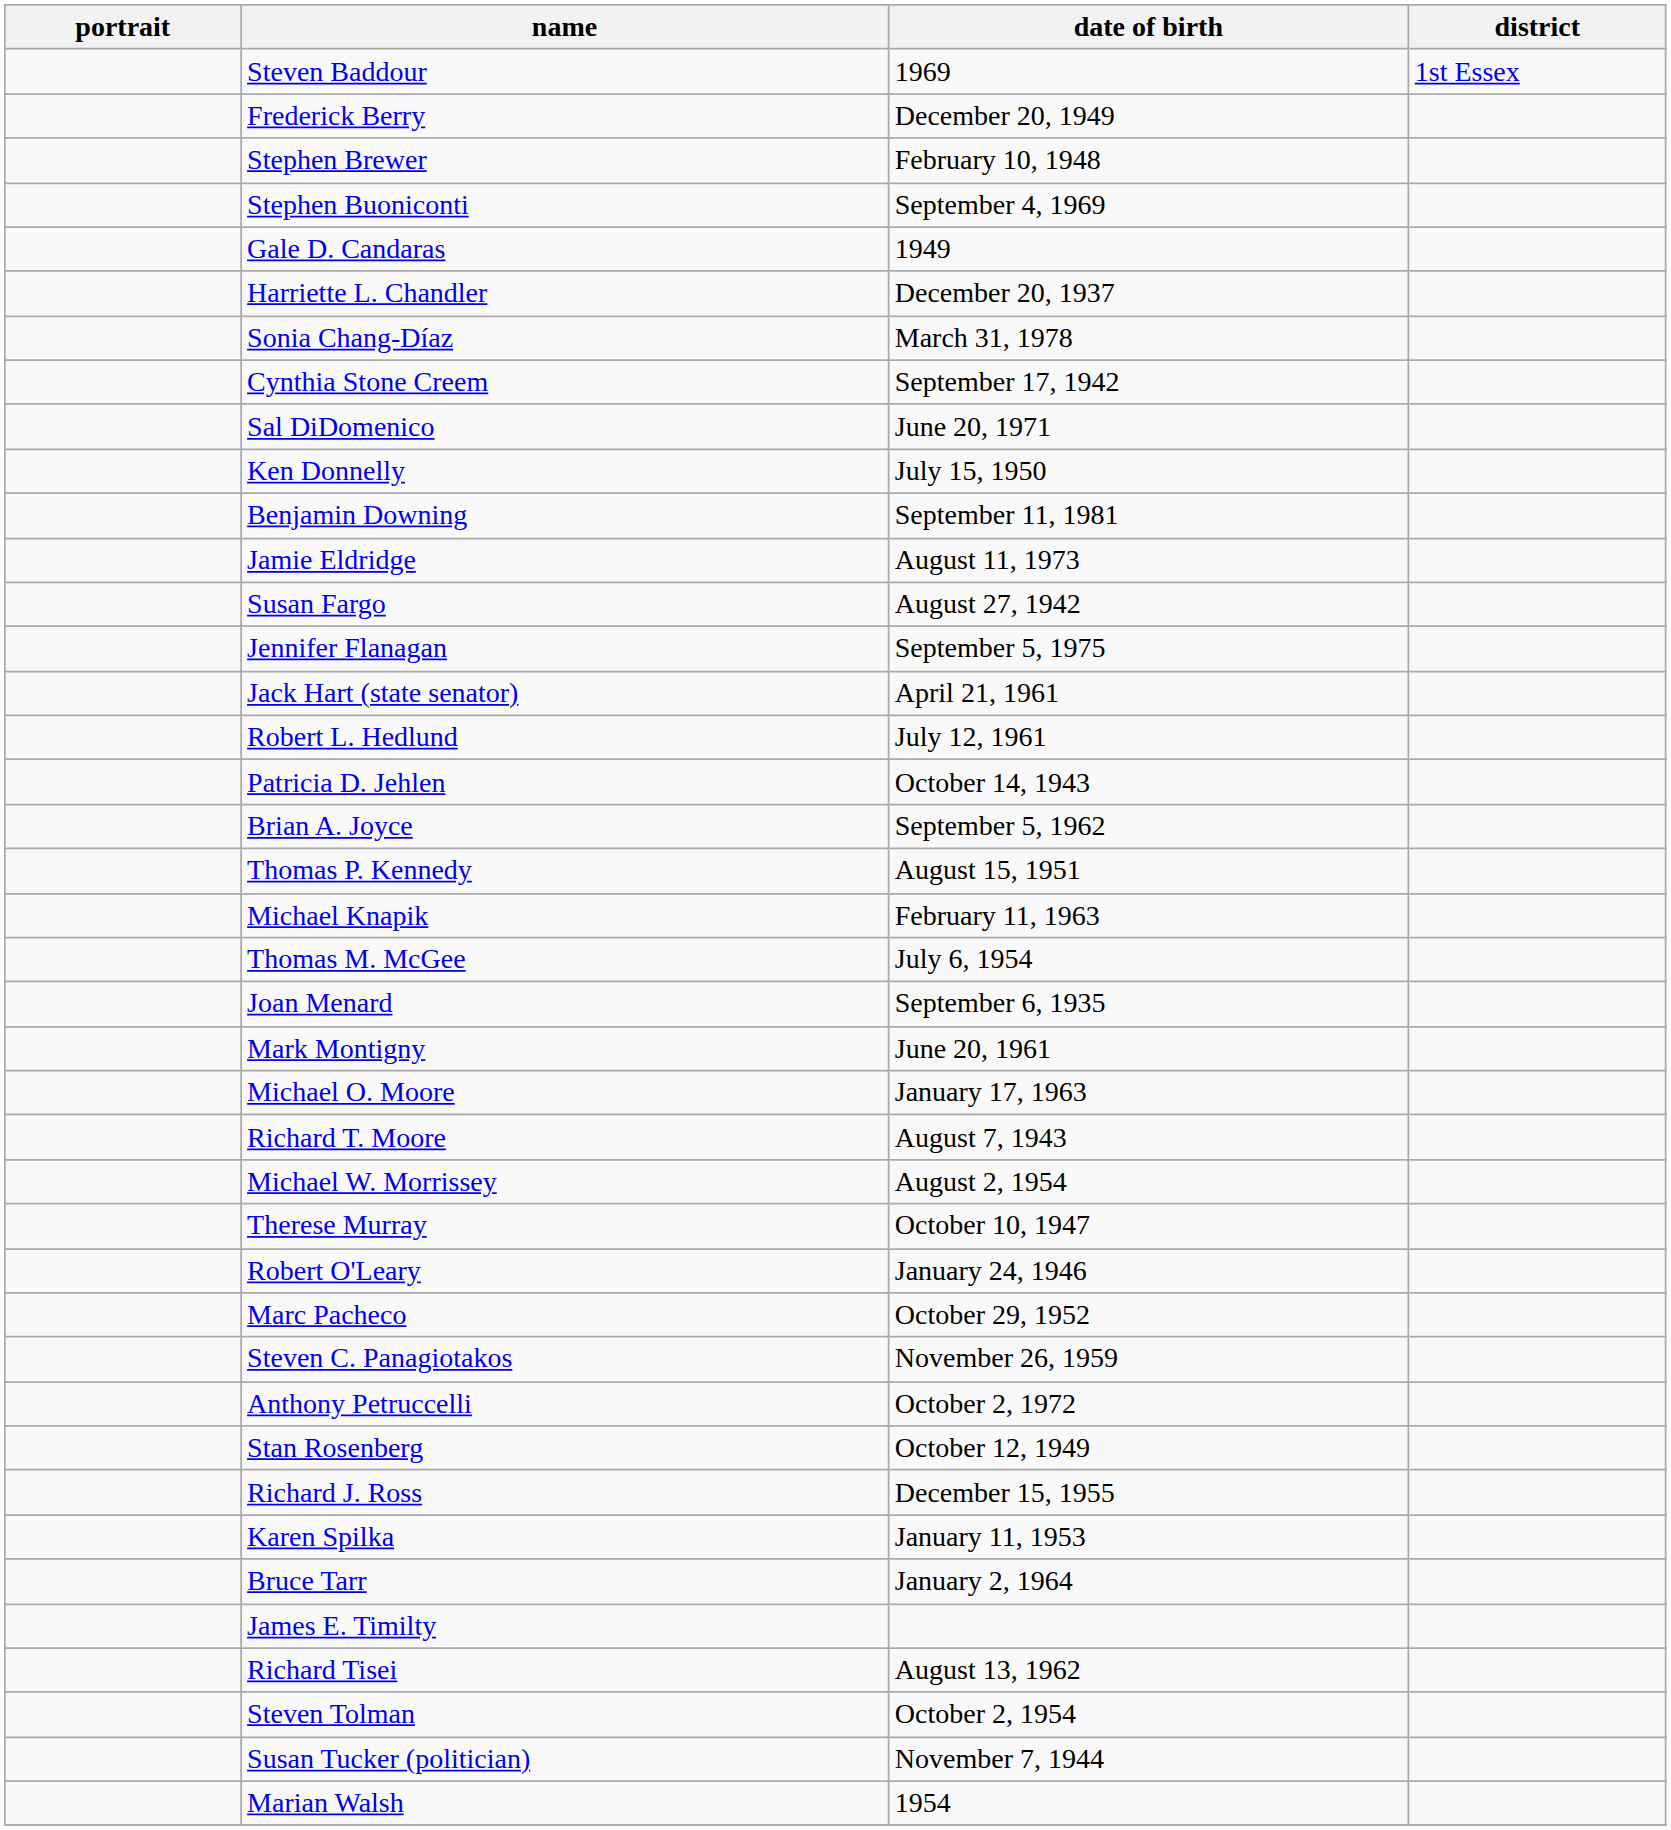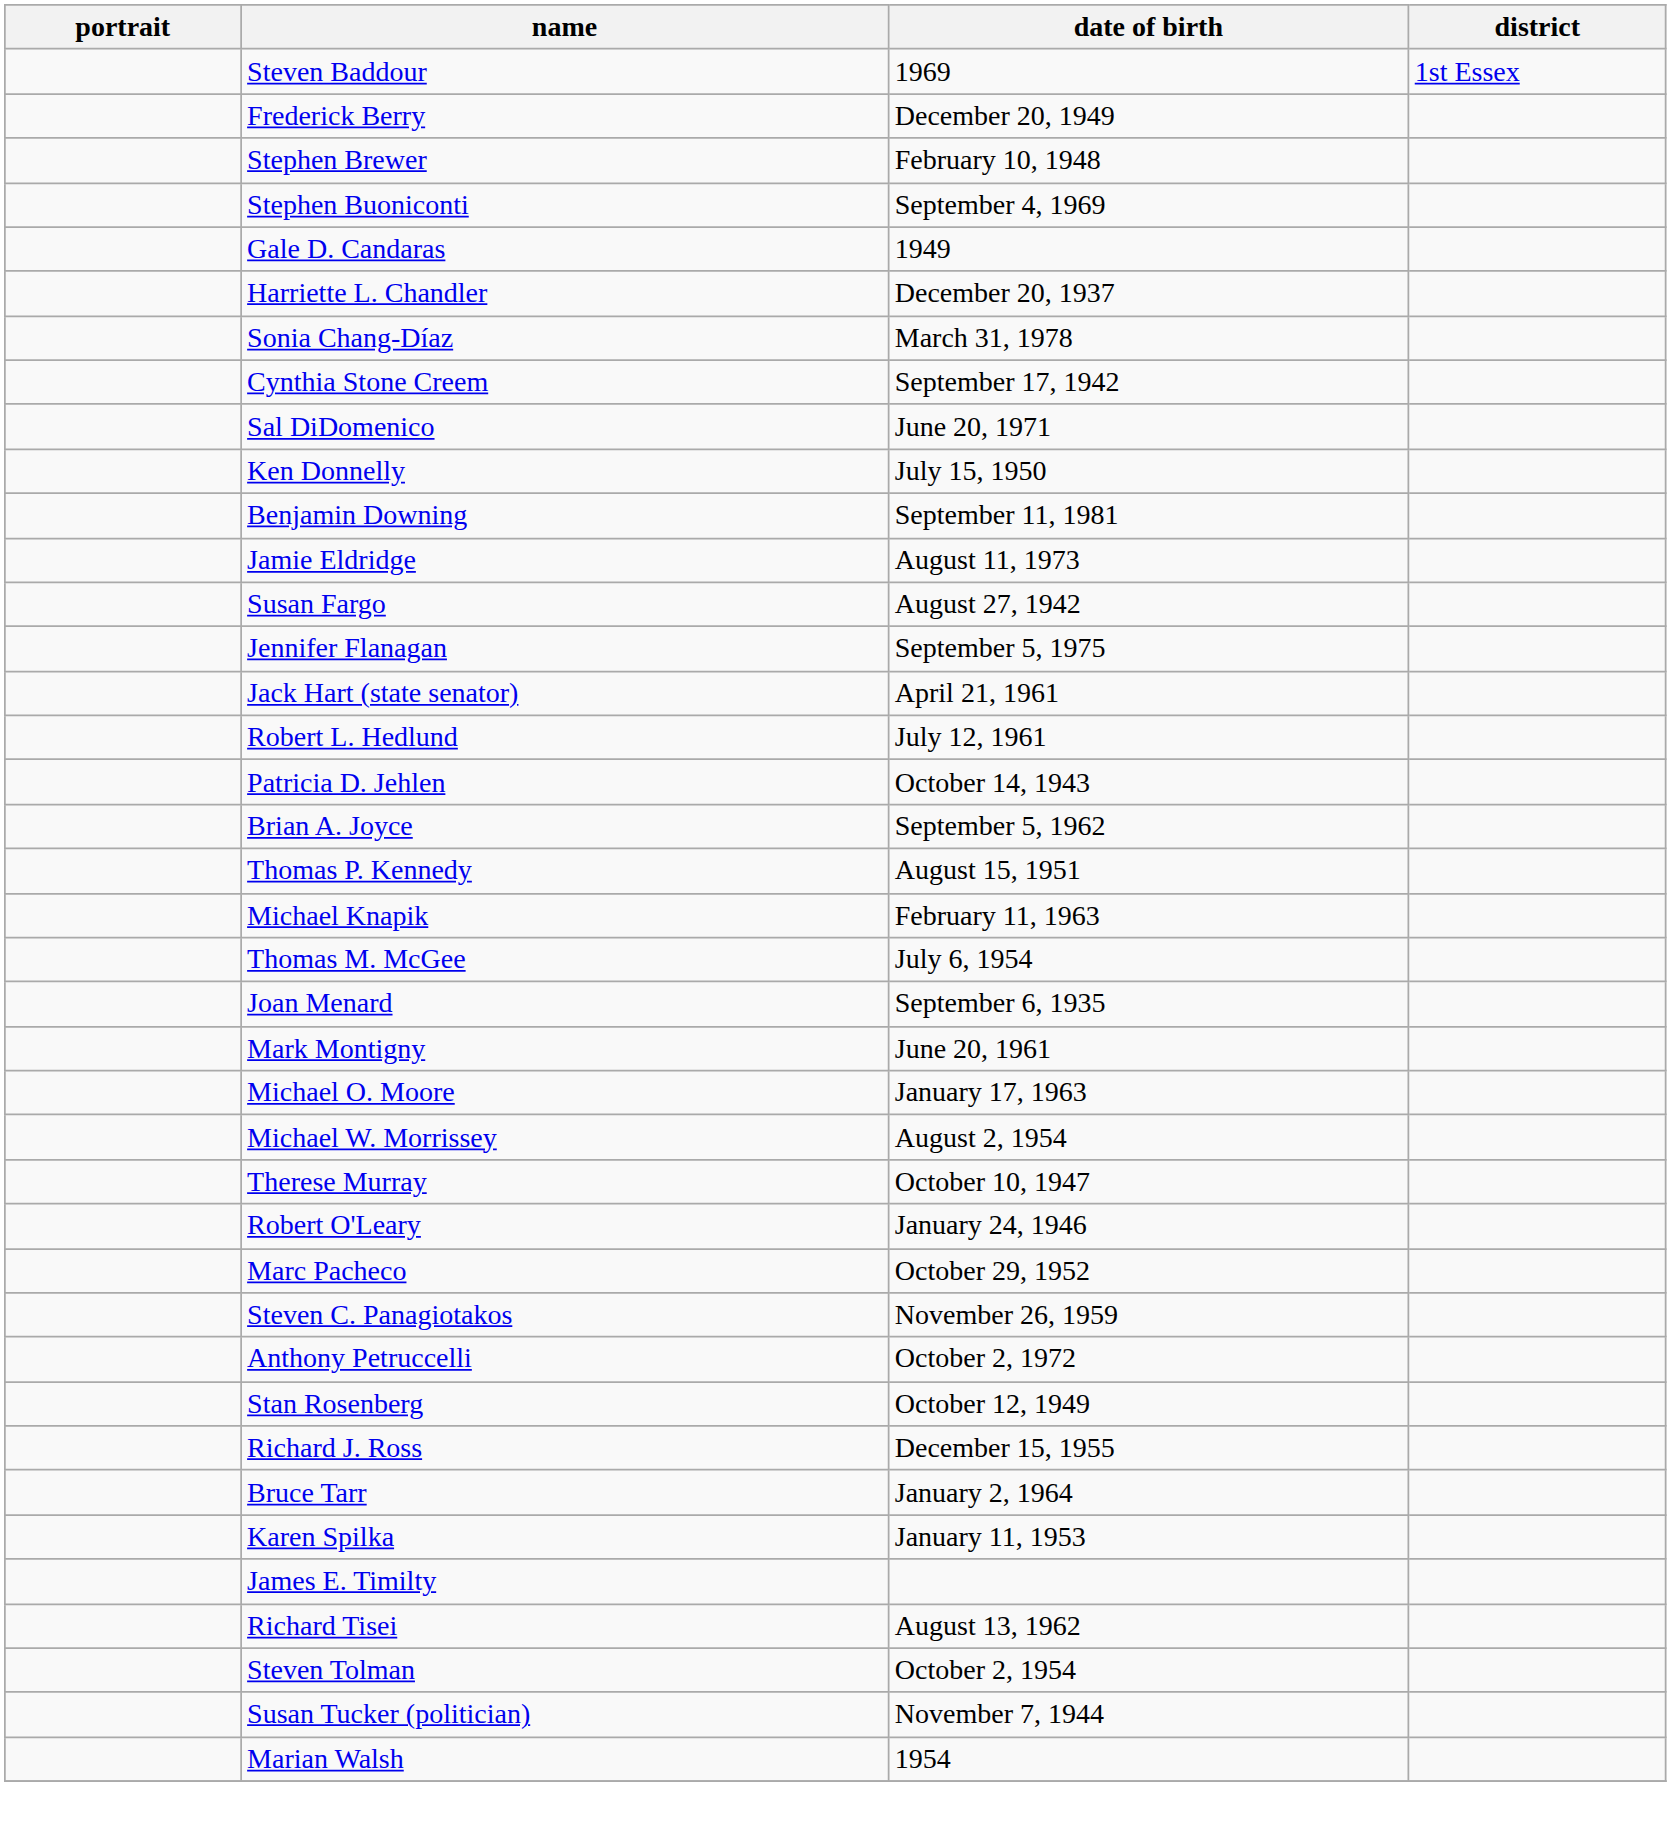- row: (347, 1136)
rows swapped: (321, 1536) <-> (307, 1580)
